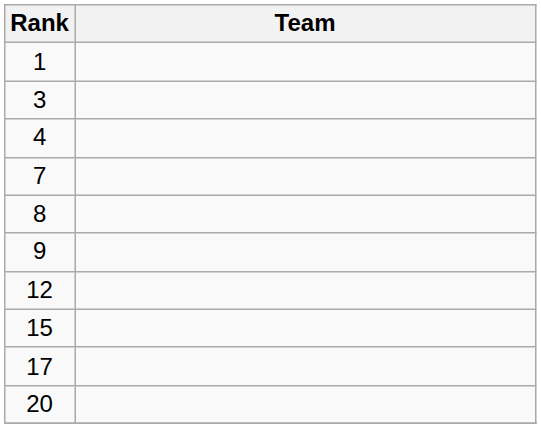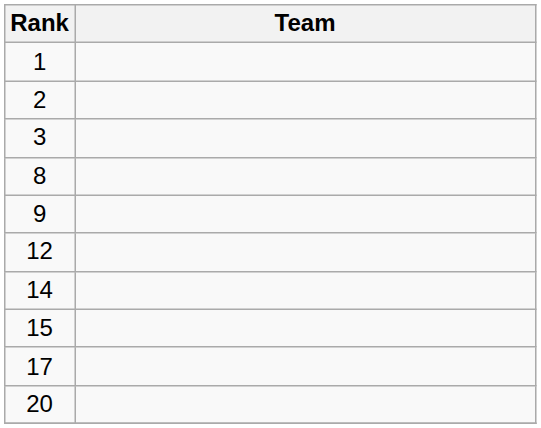+ row: (40, 99)
- row: (40, 137)
- row: (40, 175)
+ row: (40, 289)
